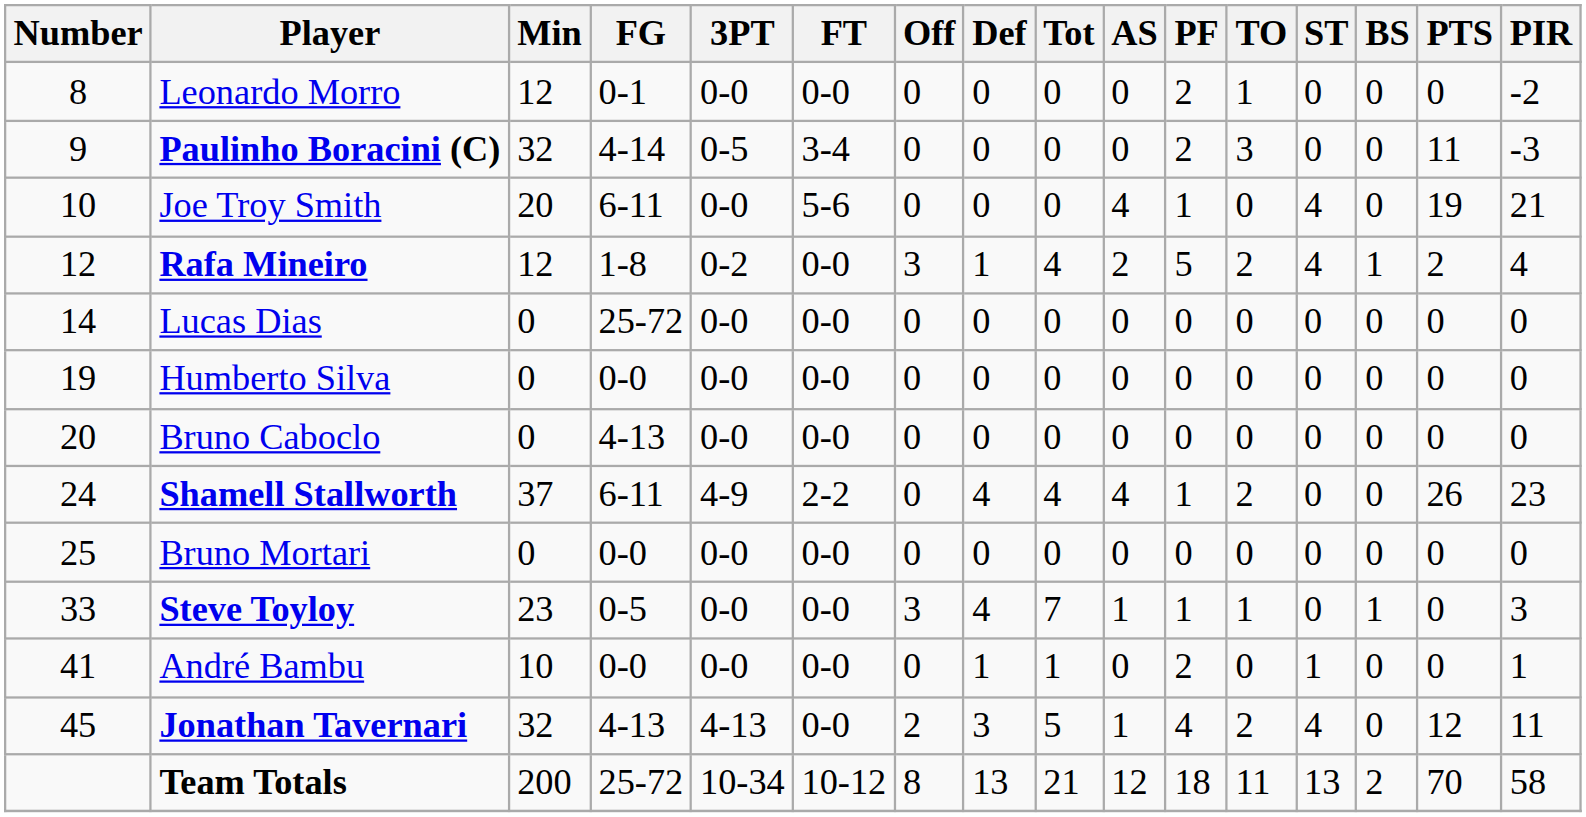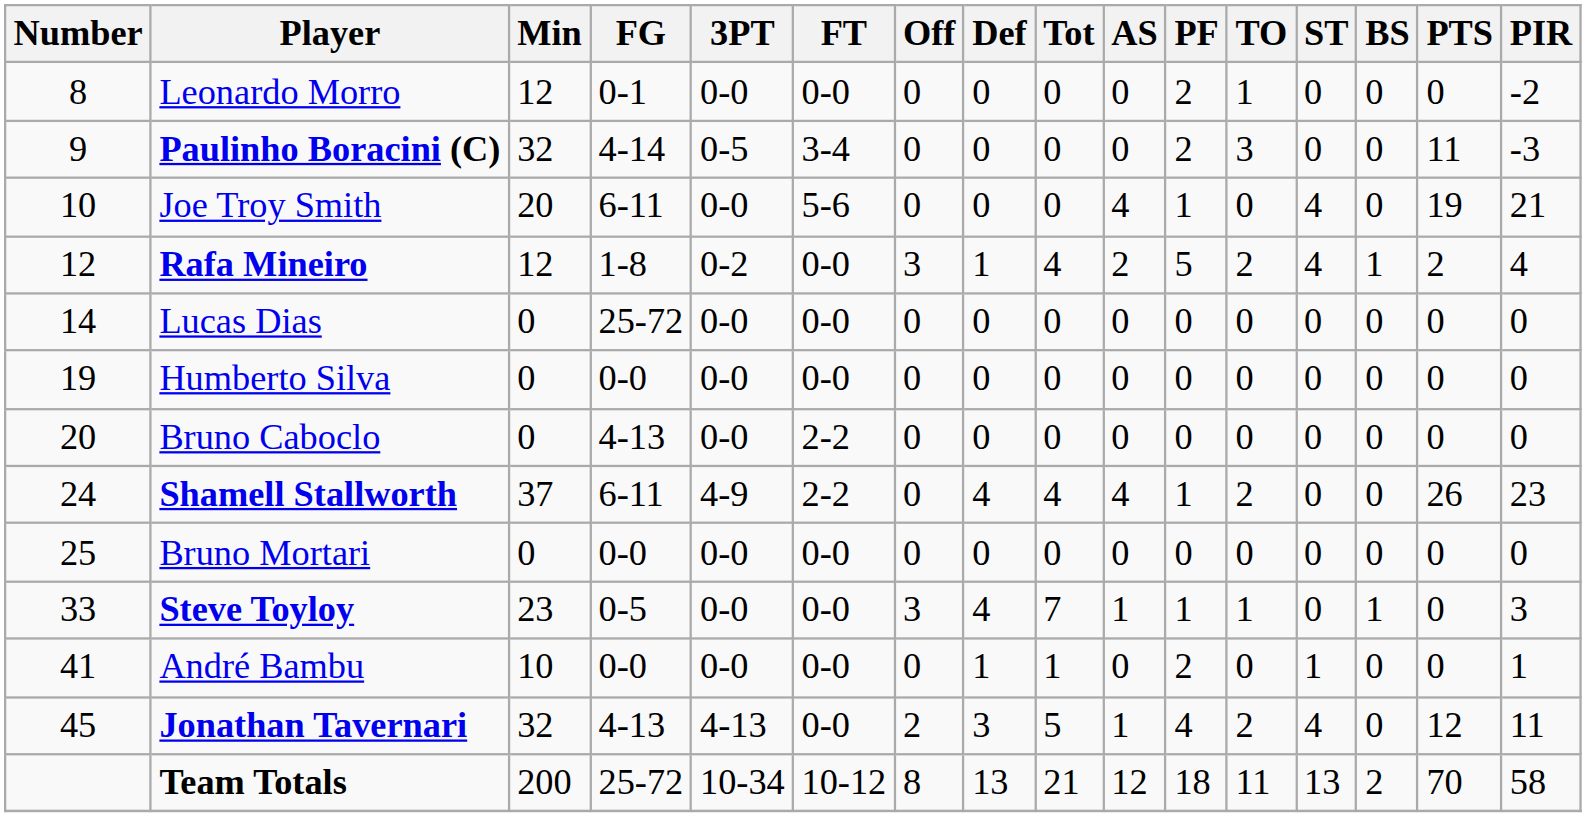(826, 436) 0-0 -> (826, 436) 2-2
